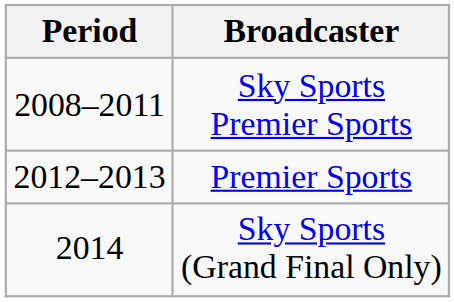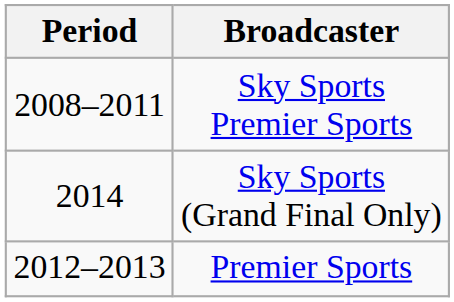rows swapped: (311, 176) <-> (311, 248)
